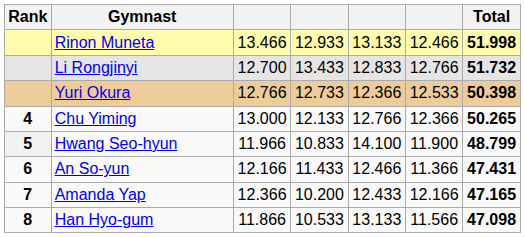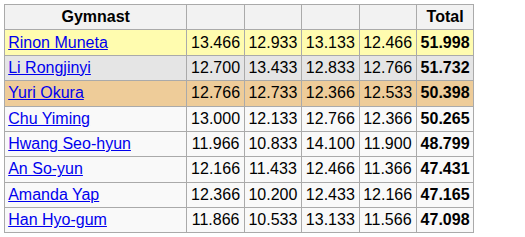- column: (28, 17)
